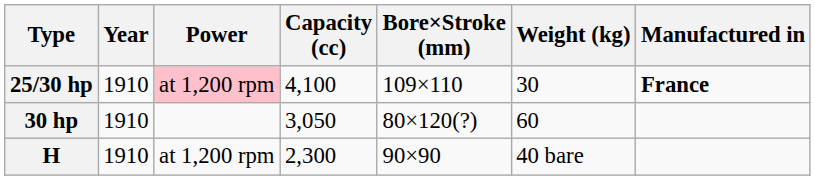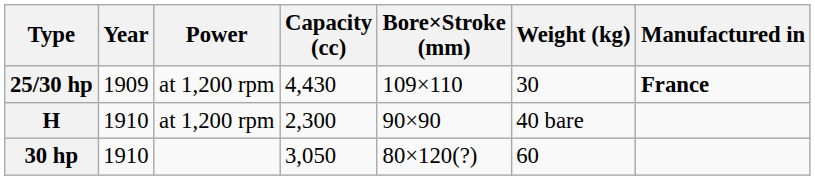(126, 84) 1910 -> (126, 84) 1909
(217, 84) pink background -> (217, 84) no background
(311, 84) 4,100 -> (311, 84) 4,430
rows swapped: (51, 156) <-> (51, 120)
